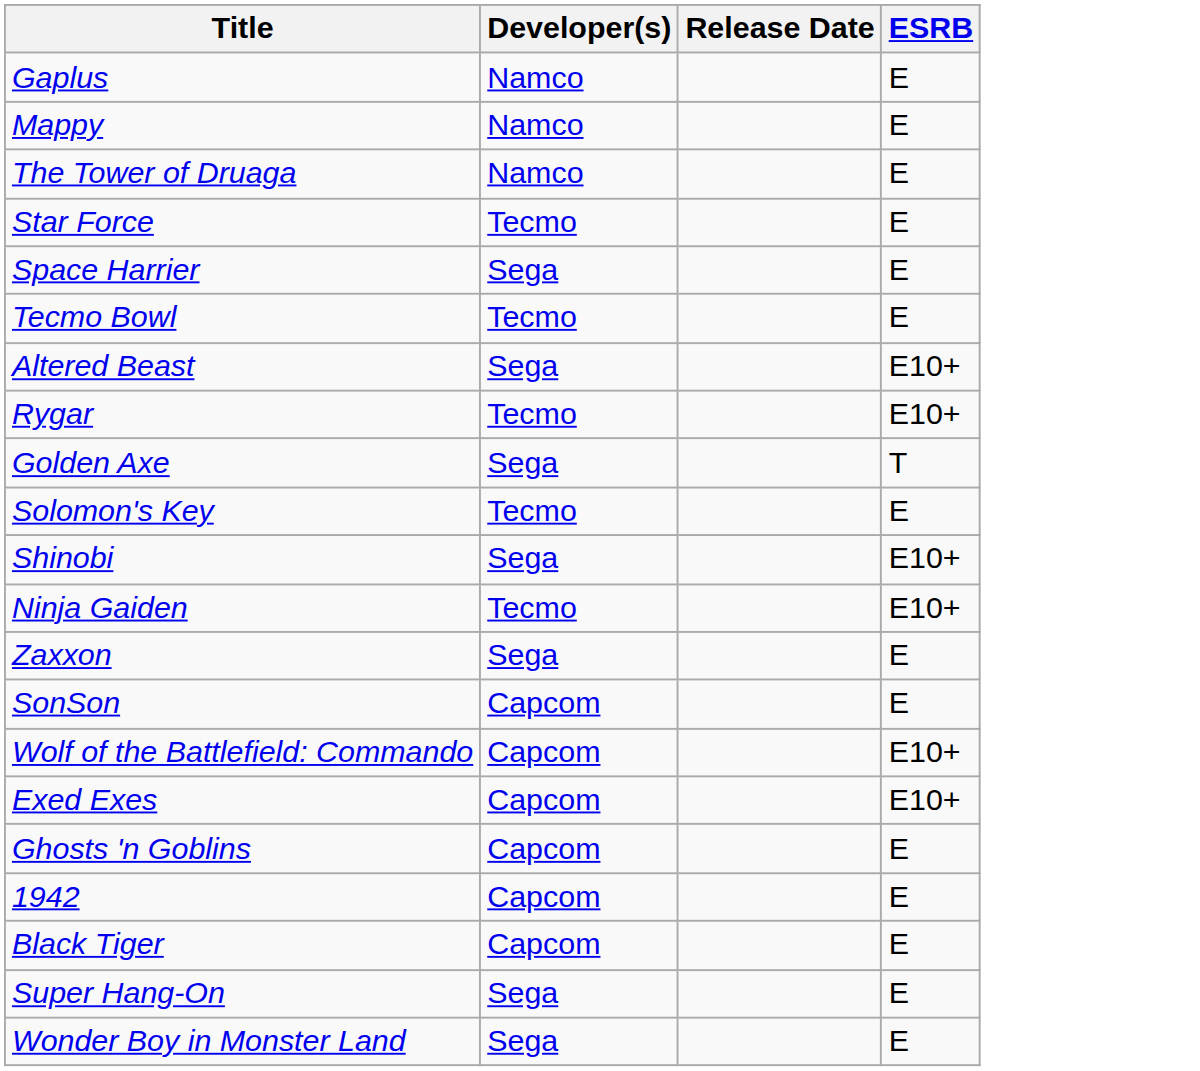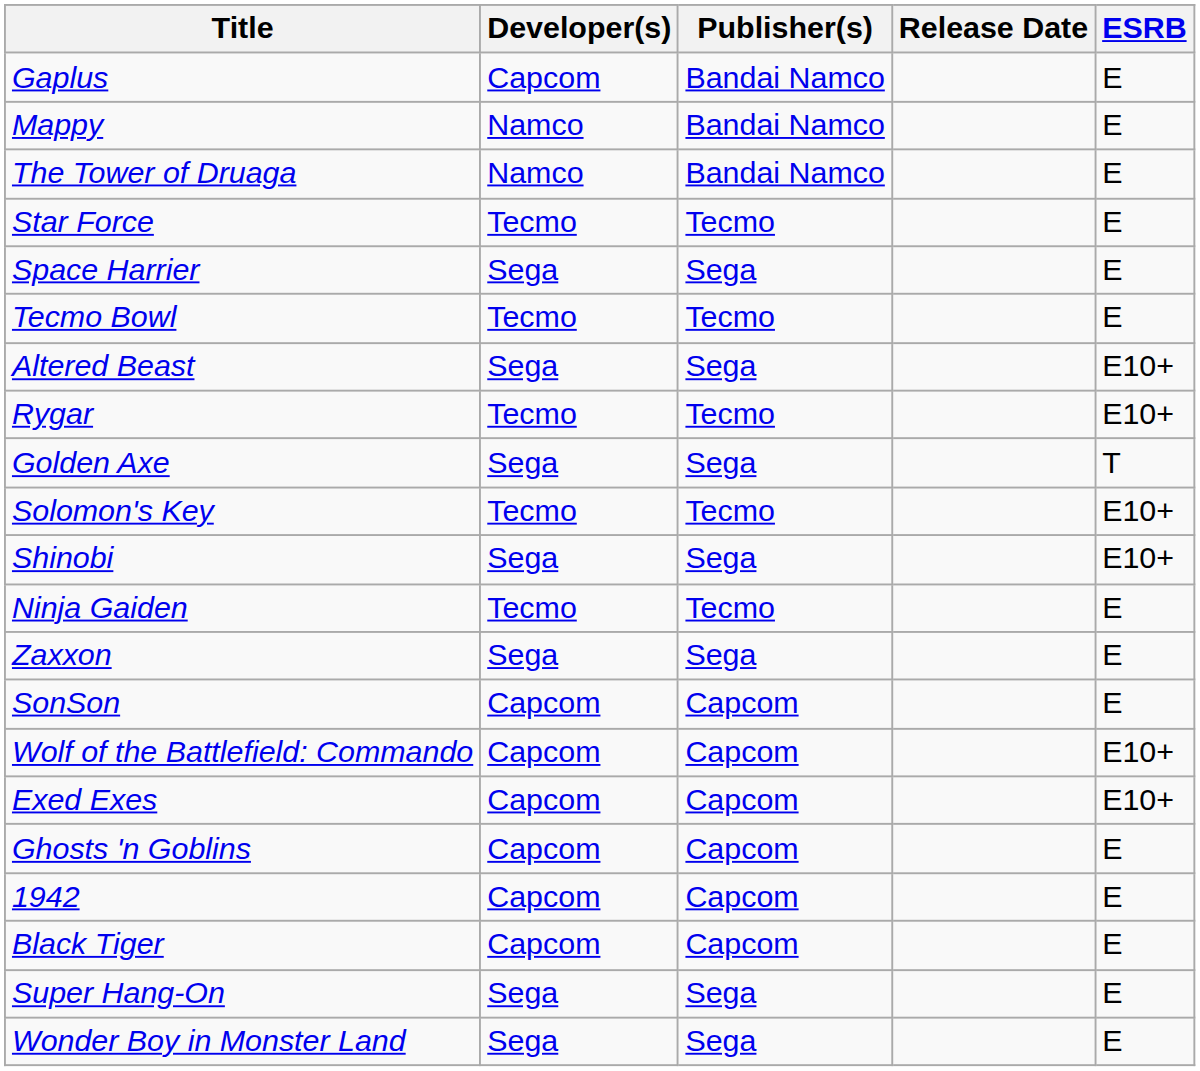+ column: (785, 28)
(535, 76) Namco -> (544, 76) Capcom
(899, 510) E -> (1138, 510) E10+
(925, 607) E10+ -> (1112, 607) E
